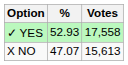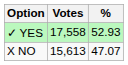columns swapped: (103, 13) <-> (65, 13)
